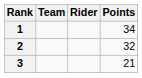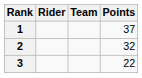columns swapped: (84, 13) <-> (52, 13)
(129, 30) 34 -> (129, 30) 37
(129, 64) 21 -> (129, 64) 22
